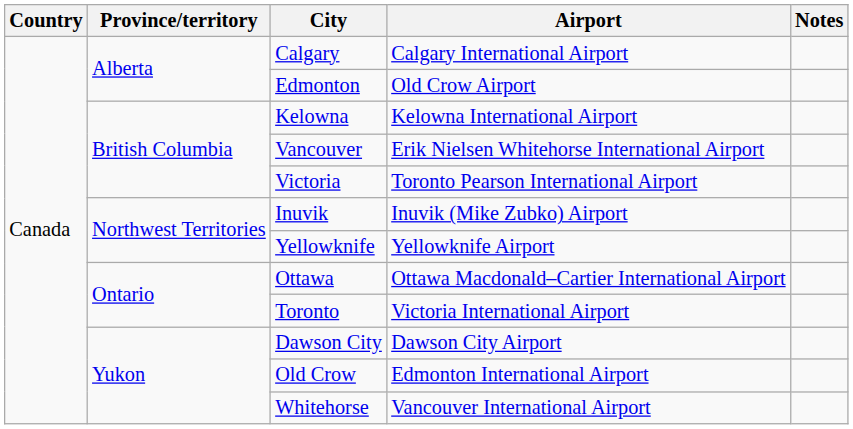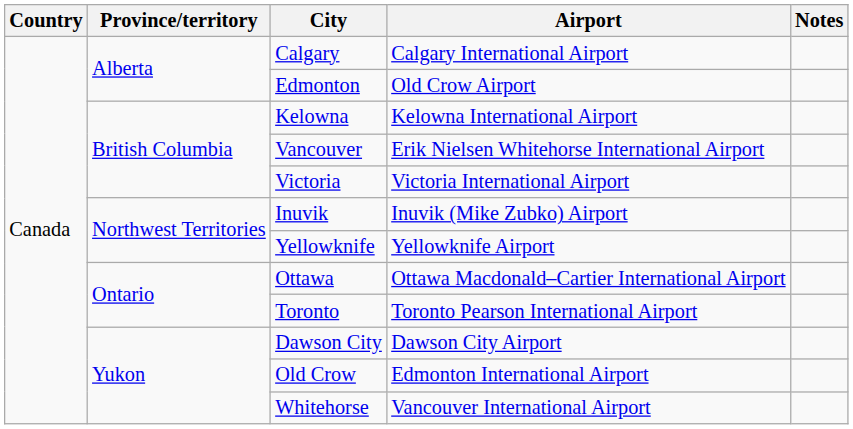(544, 181) Toronto Pearson International Airport -> (510, 181) Victoria International Airport
(510, 310) Victoria International Airport -> (544, 310) Toronto Pearson International Airport
